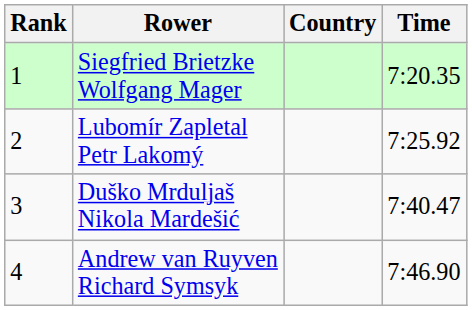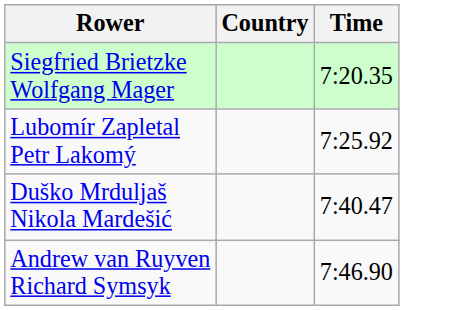- column: (39, 23)
